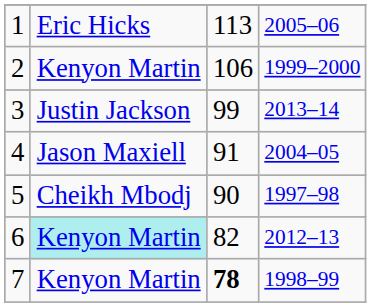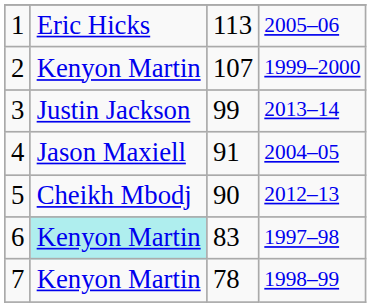(233, 68) 106 -> (233, 68) 107
(302, 195) 1997–98 -> (302, 195) 2012–13
(226, 237) 82 -> (226, 237) 83
(302, 237) 2012–13 -> (302, 237) 1997–98
(226, 279) bold -> (226, 279) normal
